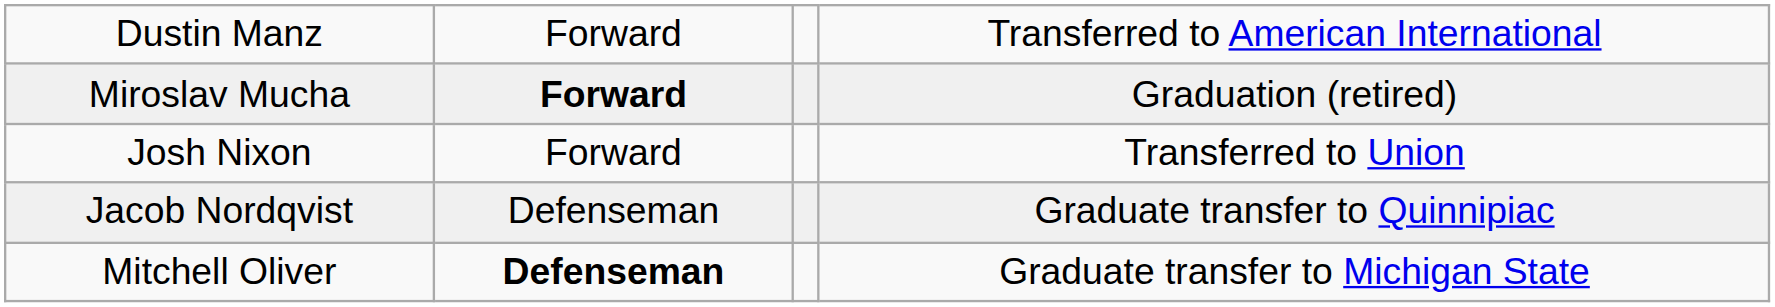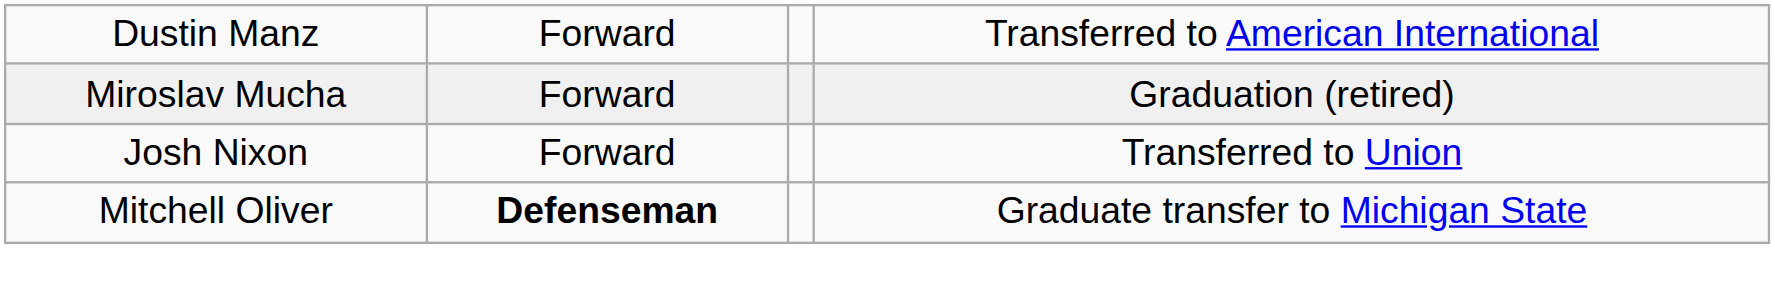(613, 93) bold -> (607, 93) normal
- row: (219, 211)
